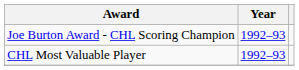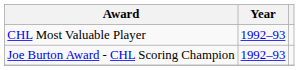rows swapped: (121, 34) <-> (77, 55)
